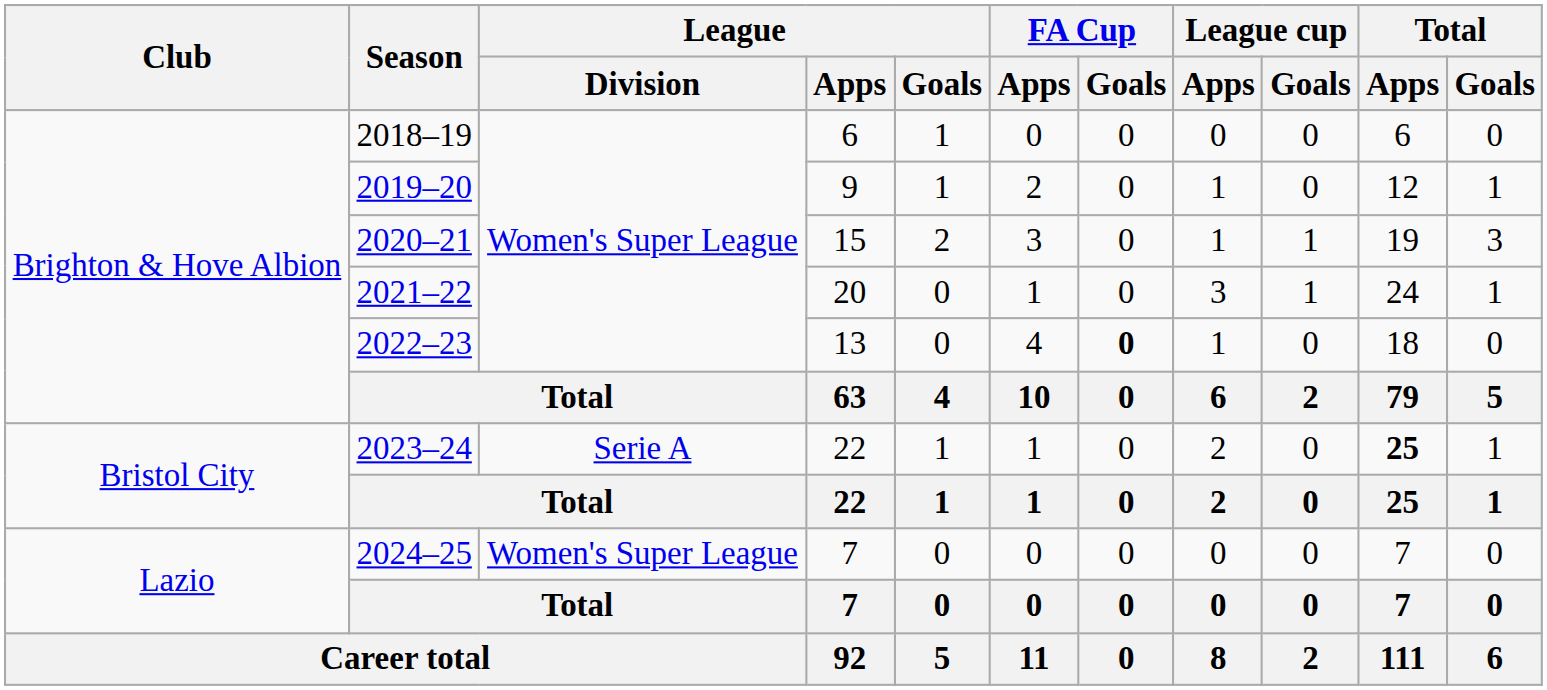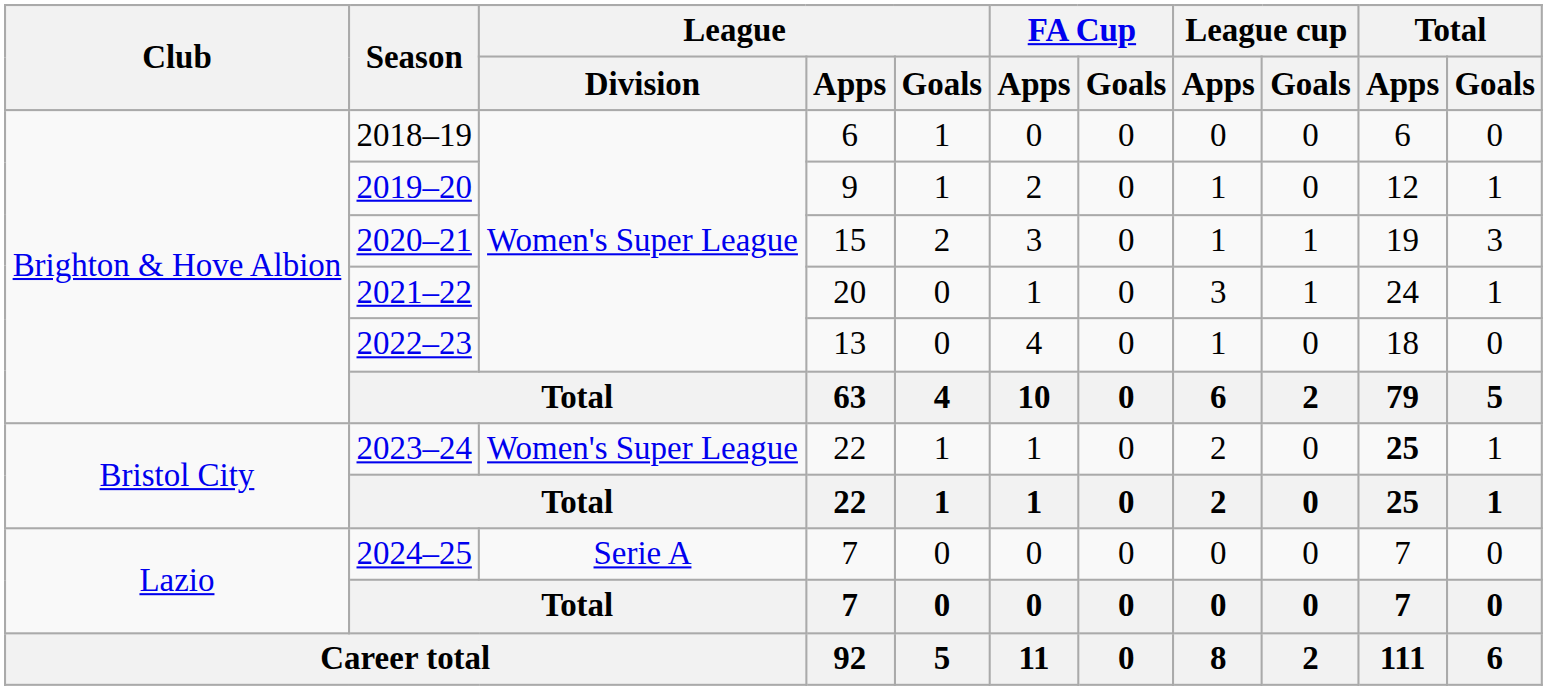(1126, 344) bold -> (1126, 344) normal
(642, 448) Serie A -> (642, 448) Women's Super League
(642, 553) Women's Super League -> (642, 553) Serie A
